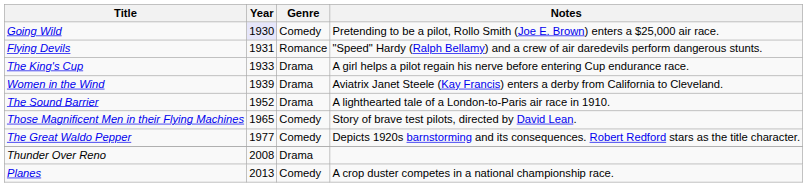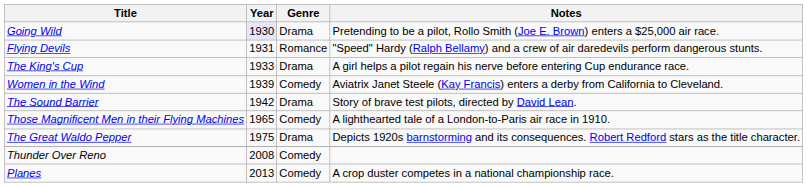(300, 31) Comedy -> (296, 31) Drama
(296, 84) Drama -> (300, 84) Comedy
(262, 102) 1952 -> (262, 102) 1942
(471, 102) A lighthearted tale of a London-to-Paris air race in 1910. -> (454, 102) Story of brave test pilots, directed by David Lean.
(454, 119) Story of brave test pilots, directed by David Lean. -> (471, 119) A lighthearted tale of a London-to-Paris air race in 1910.
(262, 137) 1977 -> (262, 137) 1975
(300, 137) Comedy -> (296, 137) Drama
(296, 155) Drama -> (300, 155) Comedy
